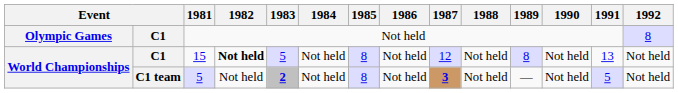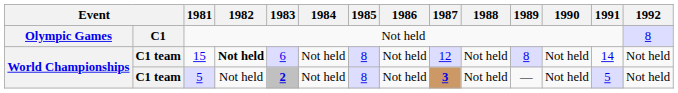(158, 57) C1 -> (158, 57) C1 team
(283, 57) 5 -> (283, 57) 6
(607, 57) 13 -> (607, 57) 14
